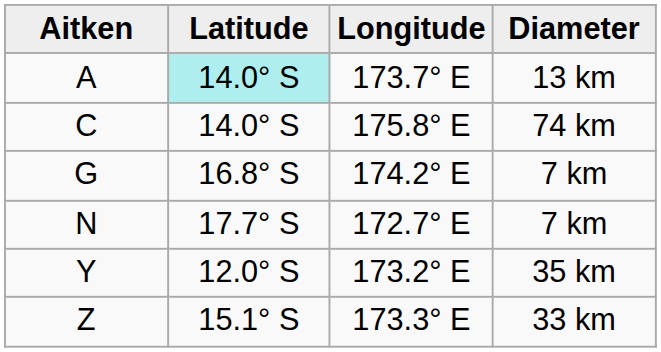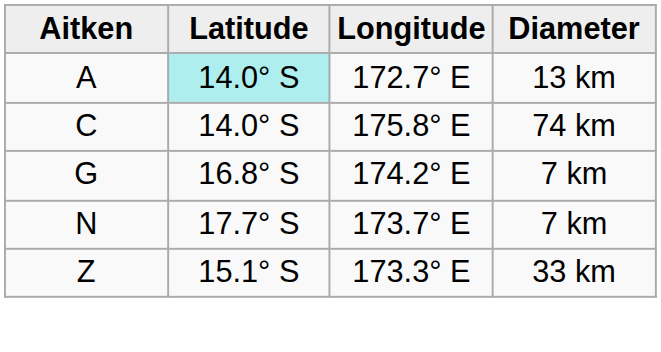(411, 77) 173.7° E -> (411, 77) 172.7° E
(411, 223) 172.7° E -> (411, 223) 173.7° E
- row: (86, 272)
